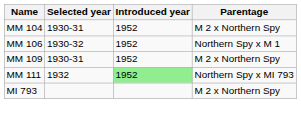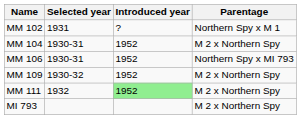+ row: (25, 28)
(65, 43) 1930-32 -> (65, 59) 1930-31
(237, 43) Northern Spy x M 1 -> (244, 59) Northern Spy x MI 793
(65, 59) 1930-31 -> (65, 75) 1930-32
(244, 75) Northern Spy x MI 793 -> (237, 91) M 2 x Northern Spy
